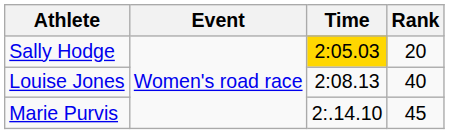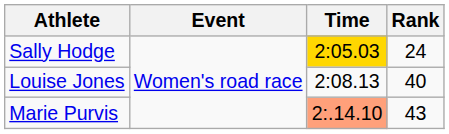(416, 51) 20 -> (416, 51) 24
(347, 113) no background -> (347, 113) lightsalmon background
(416, 113) 45 -> (416, 113) 43
